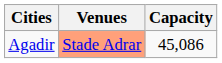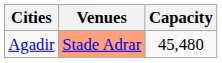(181, 44) 45,086 -> (181, 44) 45,480
